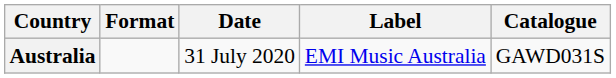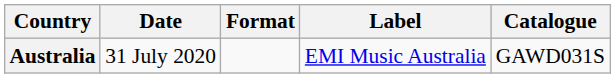columns swapped: (240, 21) <-> (140, 21)
